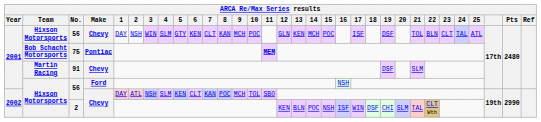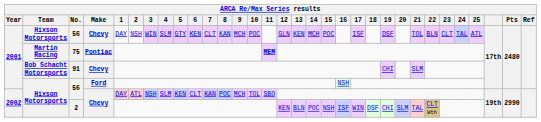(46, 52) Bob Schacht Motorsports -> (46, 52) Martin Racing
(46, 69) Martin Racing -> (46, 69) Bob Schacht Motorsports
(388, 69) DSF -> (388, 69) CHI
